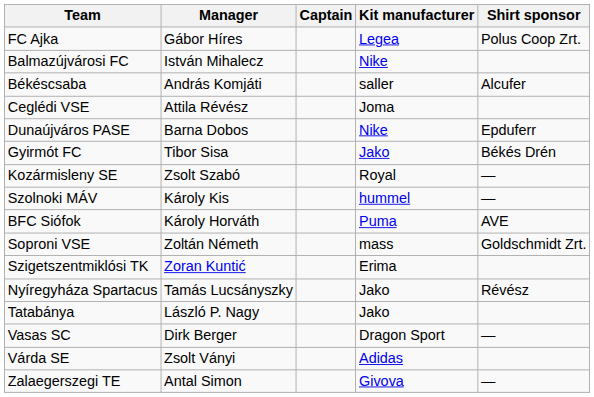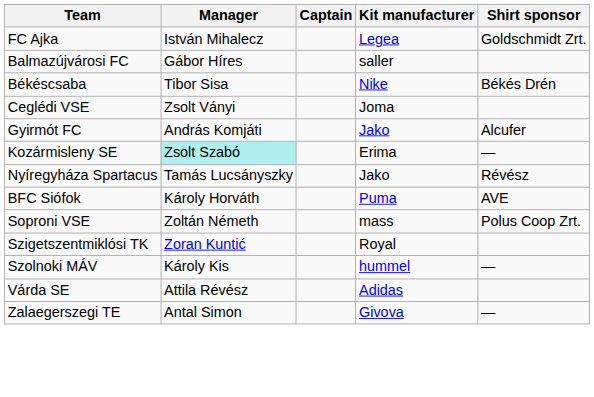(203, 38) Gábor Híres -> (214, 38) István Mihalecz
(531, 38) Polus Coop Zrt. -> (534, 38) Goldschmidt Zrt.
(214, 61) István Mihalecz -> (203, 61) Gábor Híres
(373, 61) Nike -> (376, 61) saller
(213, 84) András Komjáti -> (196, 84) Tibor Sisa
(376, 84) saller -> (373, 84) Nike
(503, 84) Alcufer -> (519, 84) Békés Drén
(206, 107) Attila Révész -> (200, 107) Zsolt Ványi
- row: (69, 130)
(196, 152) Tibor Sisa -> (213, 130) András Komjáti
(519, 152) Békés Drén -> (503, 130) Alcufer
(202, 175) no background -> (202, 152) paleturquoise background
(377, 175) Royal -> (378, 152) Erima
rows swapped: (83, 289) <-> (53, 198)
(534, 244) Goldschmidt Zrt. -> (531, 221) Polus Coop Zrt.
(378, 267) Erima -> (377, 244) Royal
- row: (41, 312)
- row: (39, 335)
(200, 358) Zsolt Ványi -> (206, 289) Attila Révész
